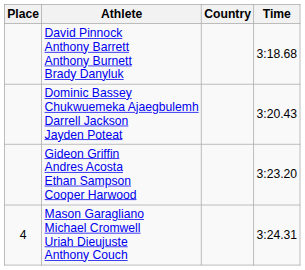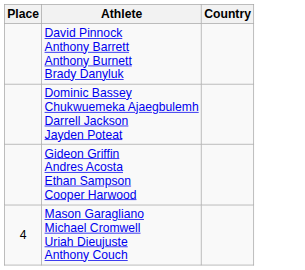- column: (277, 14)
